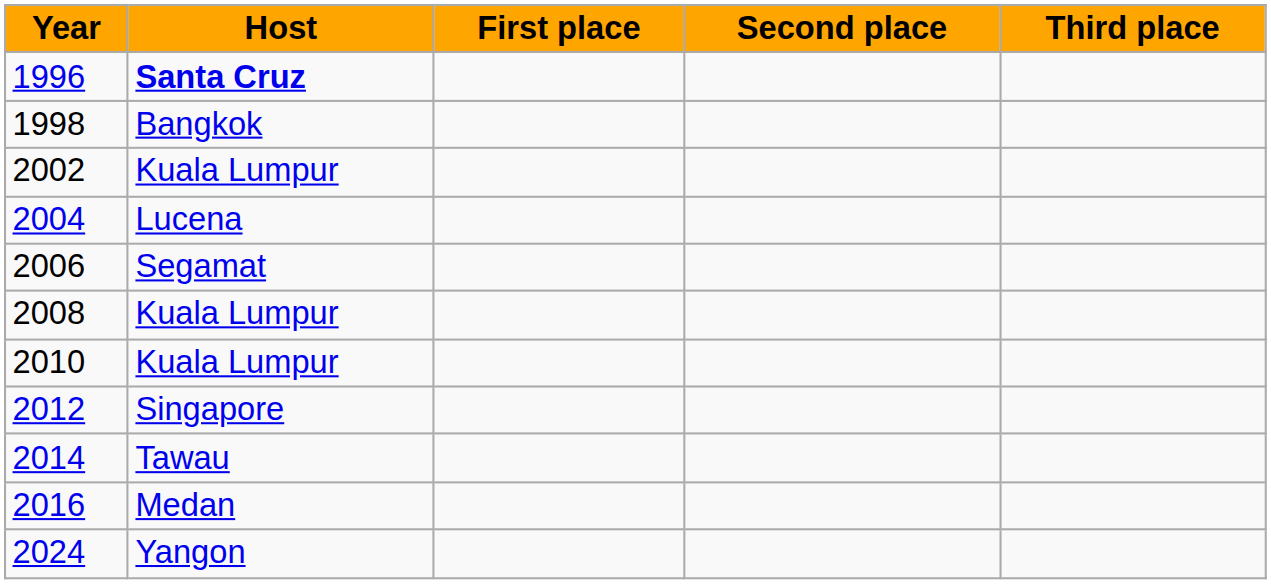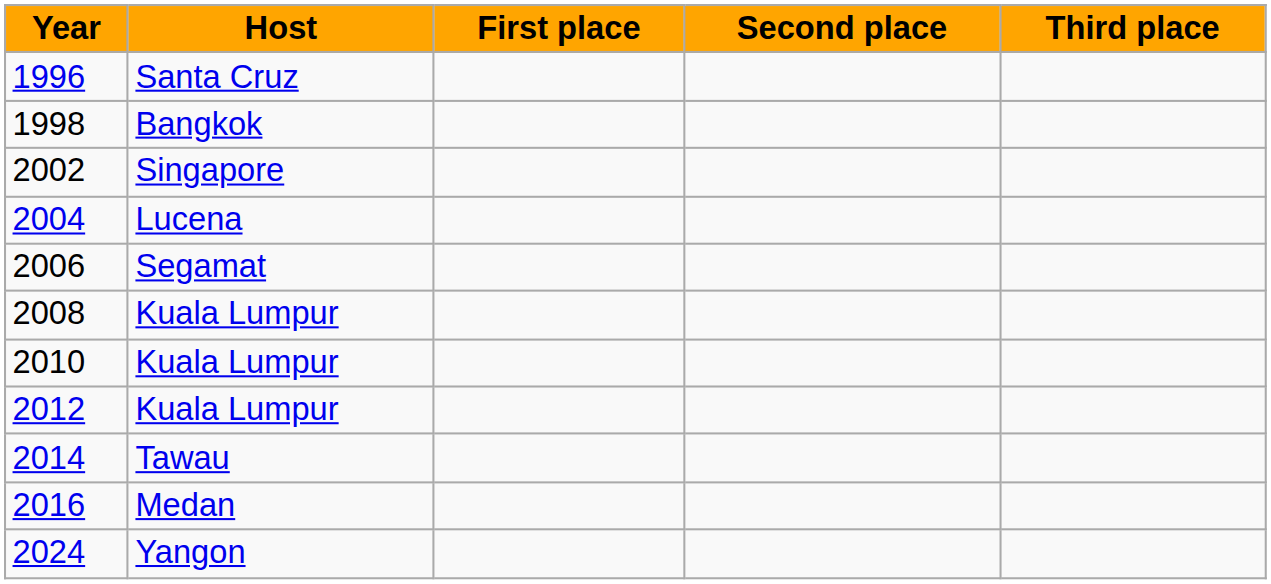(221, 76) bold -> (217, 76) normal
(237, 171) Kuala Lumpur -> (210, 171) Singapore
(210, 409) Singapore -> (237, 409) Kuala Lumpur
